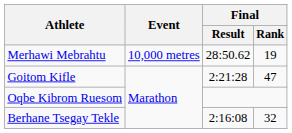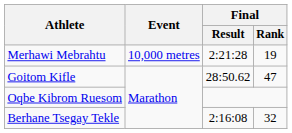(228, 56) 28:50.62 -> (228, 56) 2:21:28
(228, 76) 2:21:28 -> (228, 76) 28:50.62
